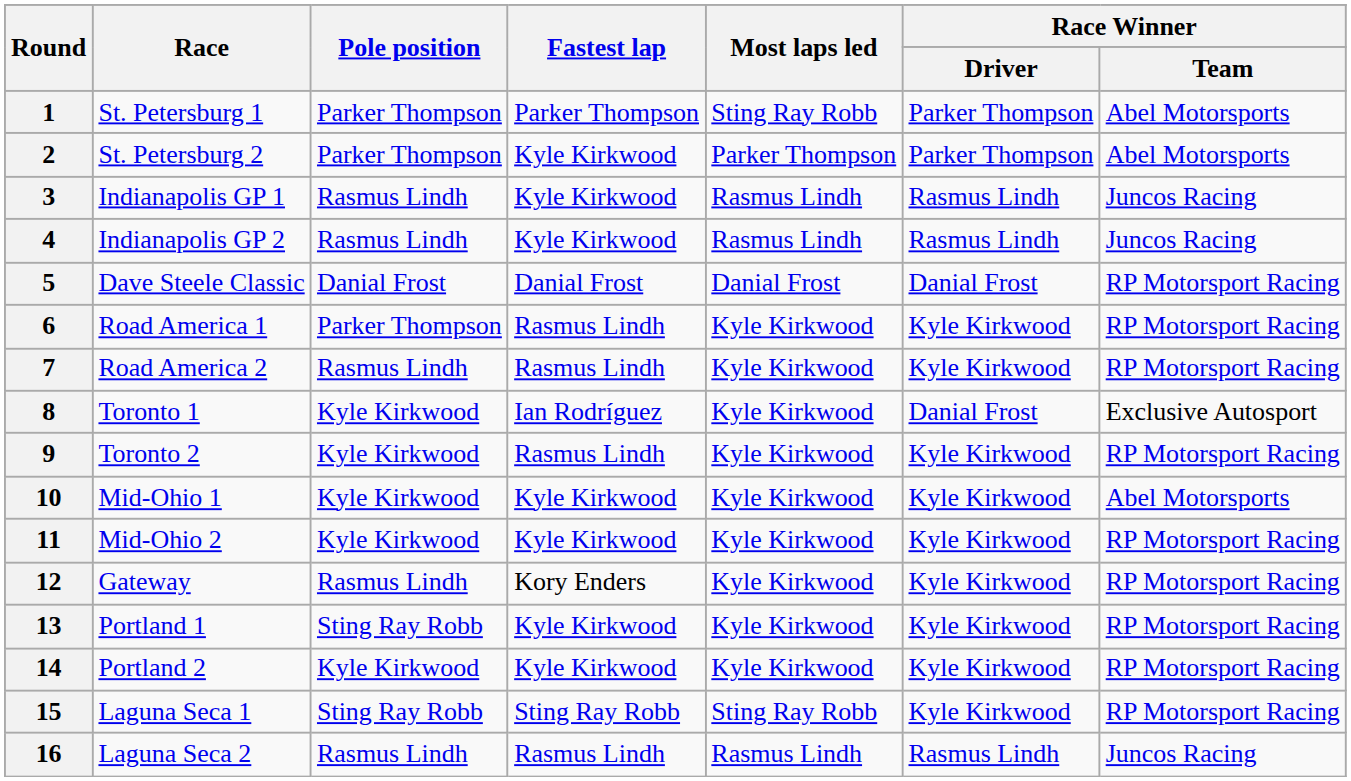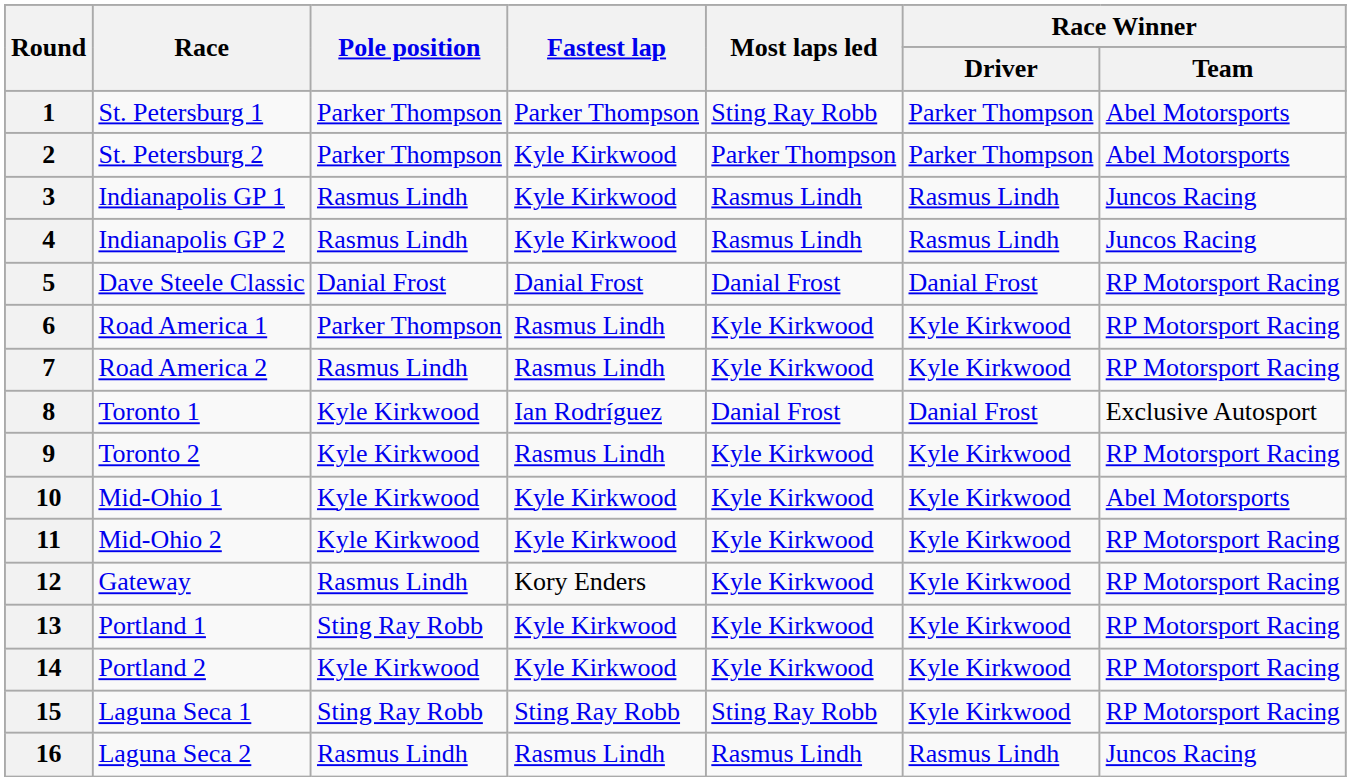(792, 411) Kyle Kirkwood -> (776, 411) Danial Frost
